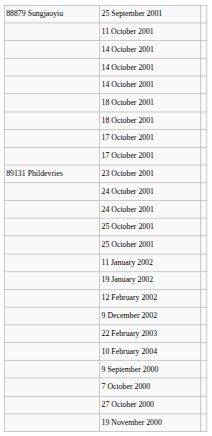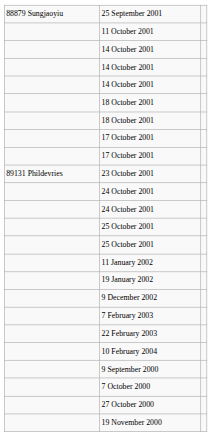- row: (52, 298)
+ row: (52, 316)
